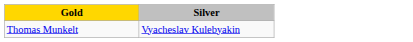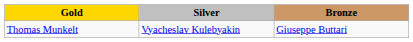+ column: (341, 12)
